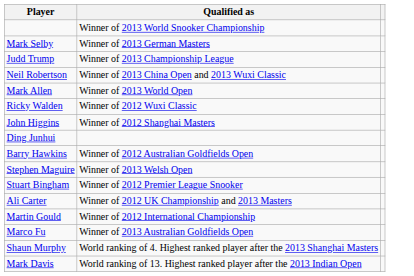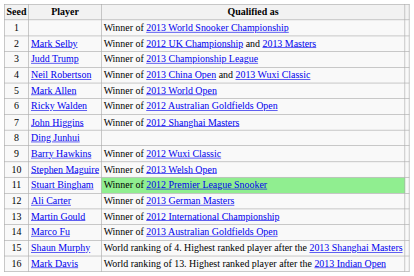+ column: (17, 12)
(145, 43) Winner of 2013 German Masters -> (210, 43) Winner of 2012 UK Championship and 2013 Masters
(138, 106) Winner of 2012 Wuxi Classic -> (191, 106) Winner of 2012 Australian Goldfields Open
(166, 153) Winner of 2012 Australian Goldfields Open -> (162, 153) Winner of 2012 Wuxi Classic
(161, 185) no background -> (185, 185) lightgreen background
(186, 201) Winner of 2012 UK Championship and 2013 Masters -> (169, 201) Winner of 2013 German Masters
